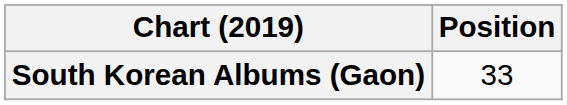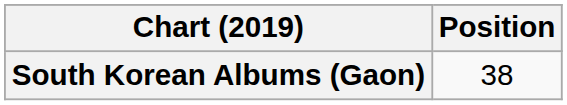(497, 74) 33 -> (497, 74) 38
